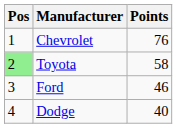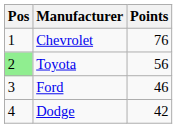(161, 64) 58 -> (161, 64) 56
(161, 111) 40 -> (161, 111) 42
